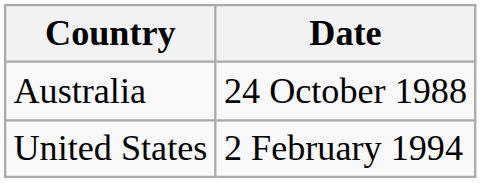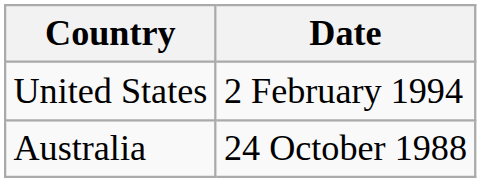rows swapped: (80, 90) <-> (110, 147)
